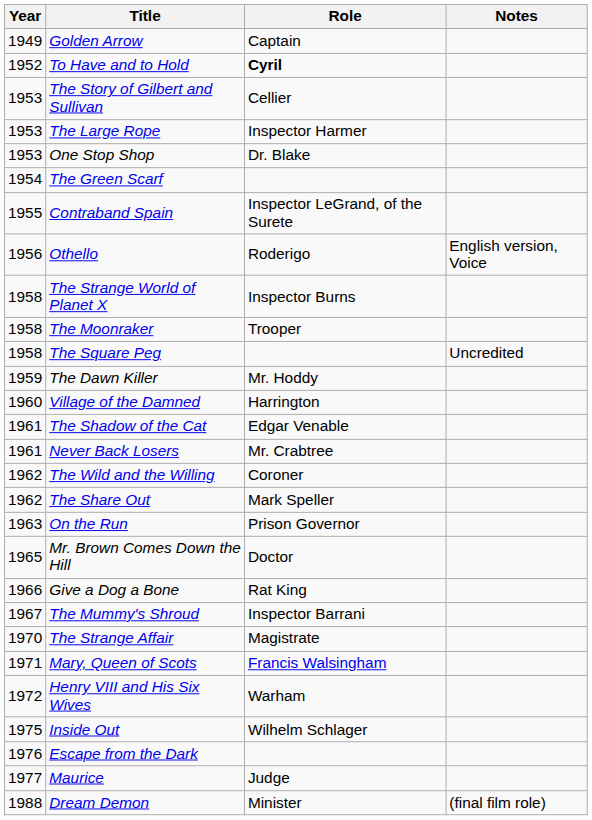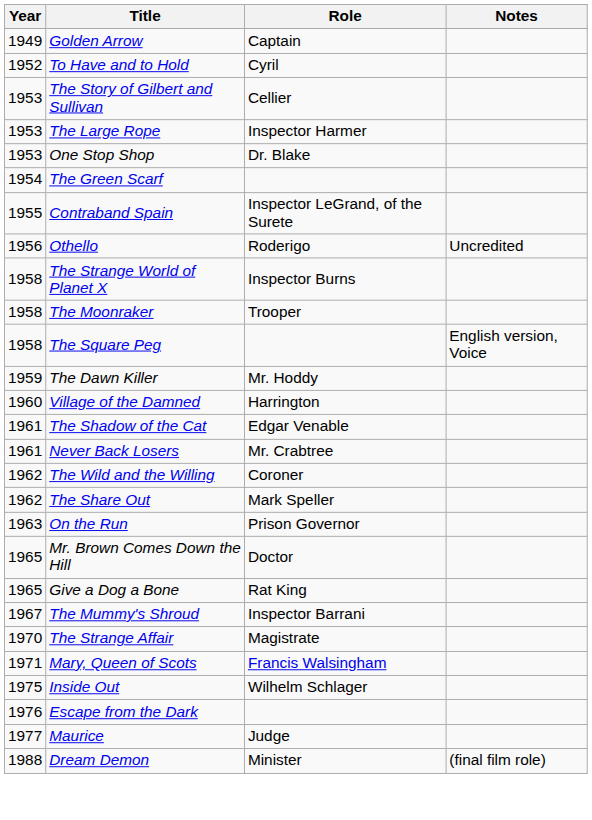(265, 65) bold -> (263, 65) normal
(504, 254) English version, Voice -> (486, 246) Uncredited
(486, 353) Uncredited -> (504, 345) English version, Voice
(25, 590) 1966 -> (25, 590) 1965
- row: (124, 696)
